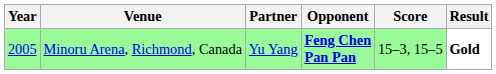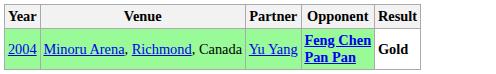- column: (410, 16)
(22, 49) 2005 -> (22, 49) 2004
